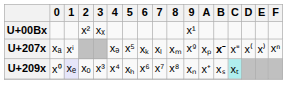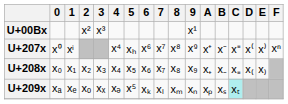(100, 30) xₓ -> (101, 30) x³
(57, 48) xₐ -> (57, 49) x⁰
(115, 48) xₔ -> (116, 48) x⁴
(130, 48) x⁵ -> (131, 49) xₕ
(145, 49) xₖ -> (146, 48) x⁶
(159, 49) xₗ -> (161, 48) x⁷
(175, 49) xₘ -> (176, 48) x⁸
(206, 49) xₚ -> (207, 49) x⁺
(221, 49) bold -> (222, 49) normal
+ row: (27, 68)
(57, 69) x⁰ -> (57, 88) xₐ
(71, 68) lavender background -> (72, 88) no background
(100, 68) x³ -> (101, 88) xₓ
(115, 68) x⁴ -> (116, 88) xₔ
(130, 69) xₕ -> (131, 88) x⁵
(145, 68) x⁶ -> (146, 89) xₖ
(160, 68) x⁷ -> (160, 89) xₗ
(174, 68) x⁸ -> (177, 89) xₘ
(206, 69) x⁺ -> (208, 89) xₚ
